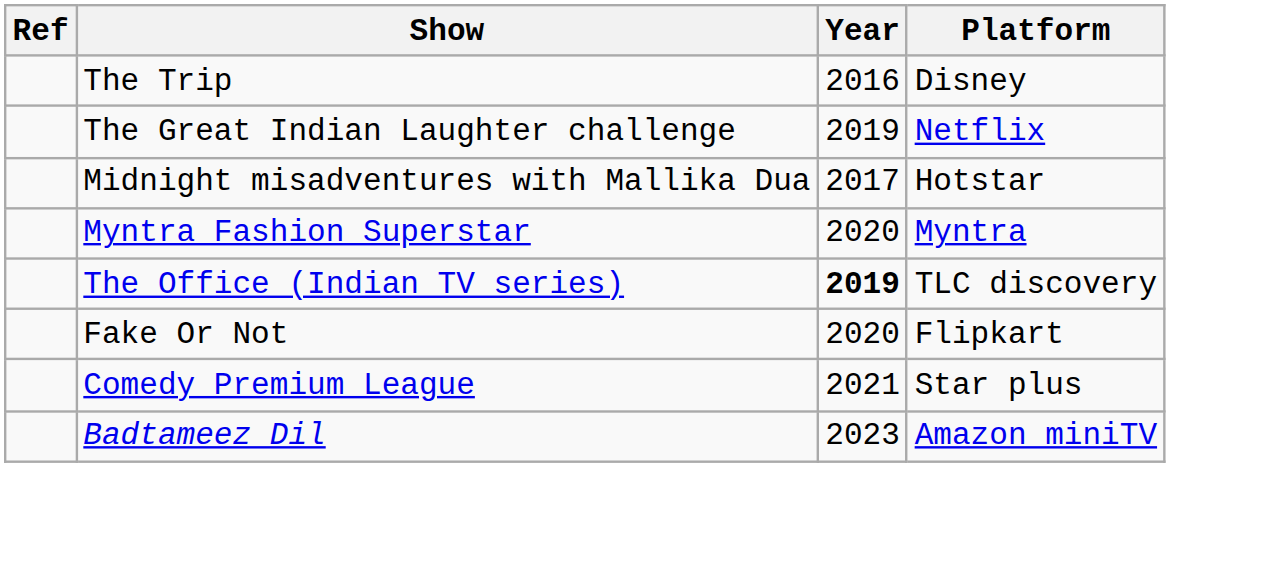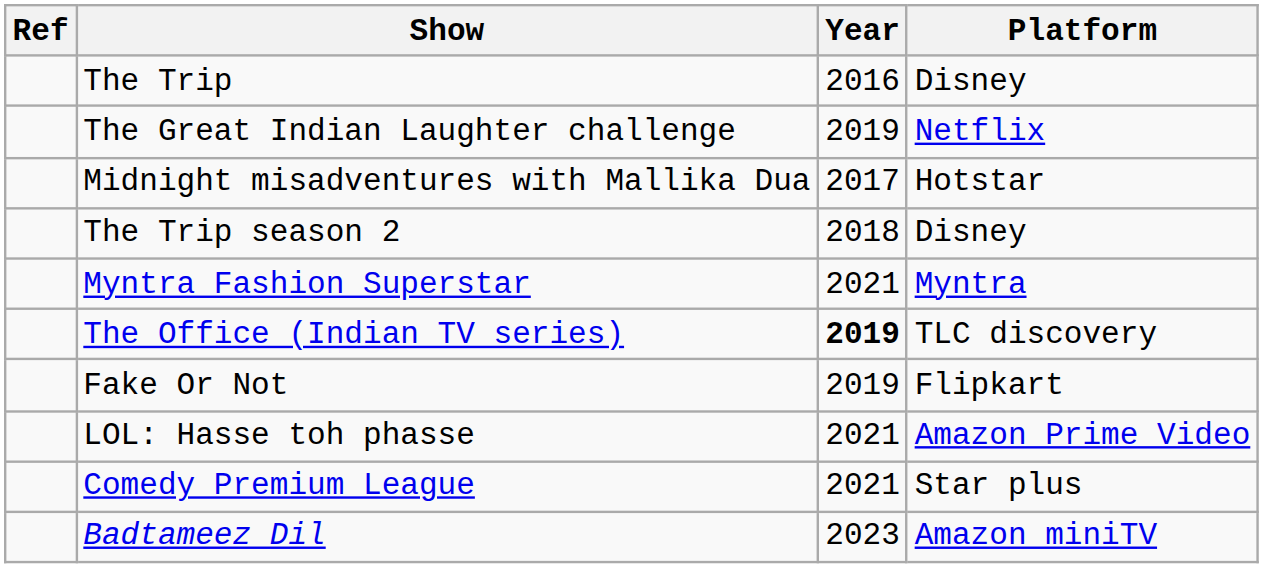+ row: (242, 233)
(863, 233) 2020 -> (863, 284) 2021
(863, 334) 2020 -> (863, 385) 2019
+ row: (279, 436)
